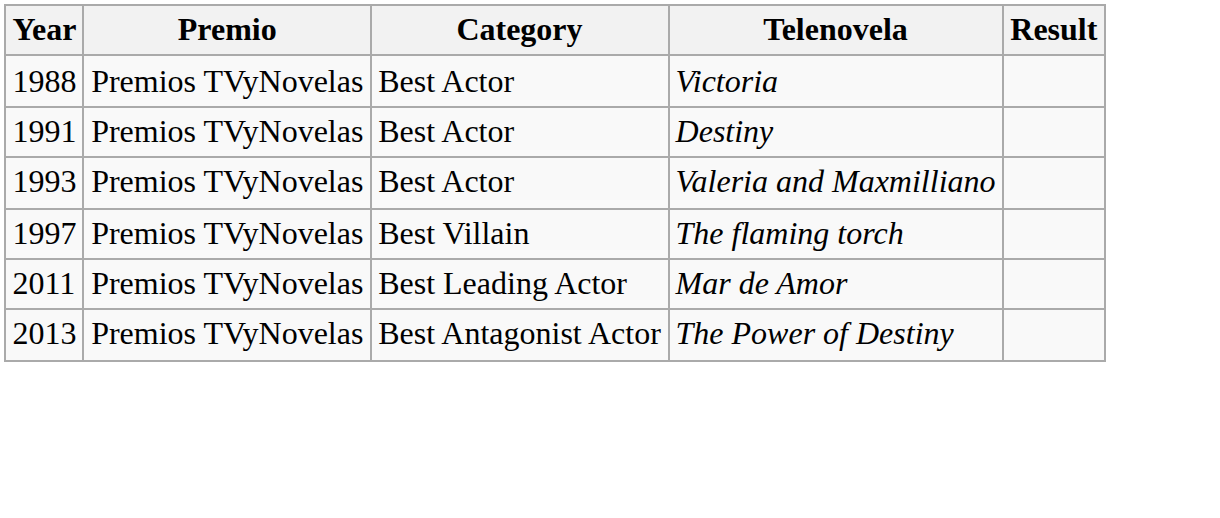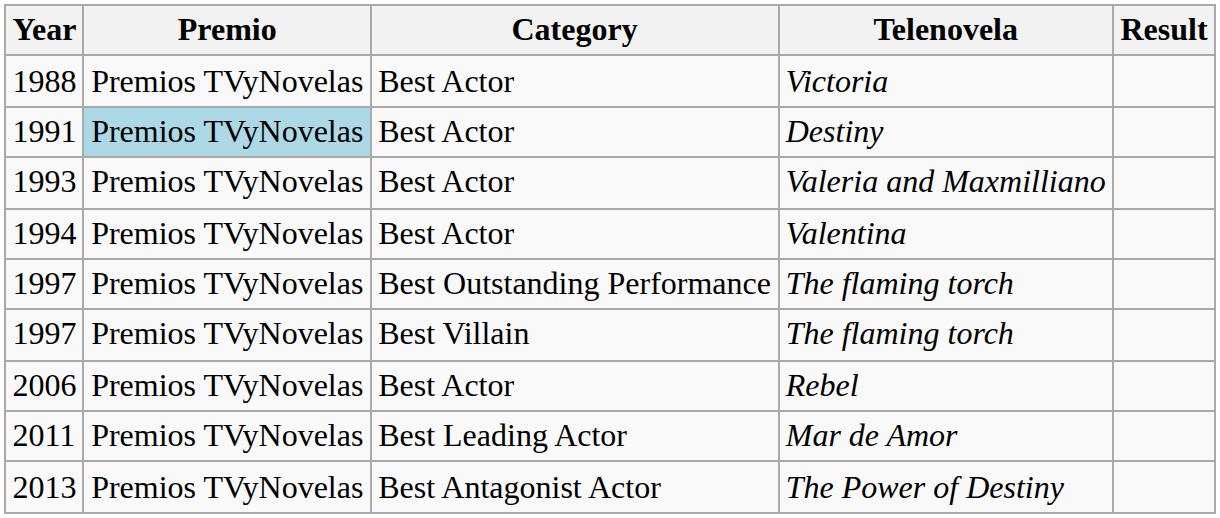(227, 131) no background -> (227, 131) lightblue background
+ row: (44, 232)
+ row: (44, 283)
+ row: (44, 385)
